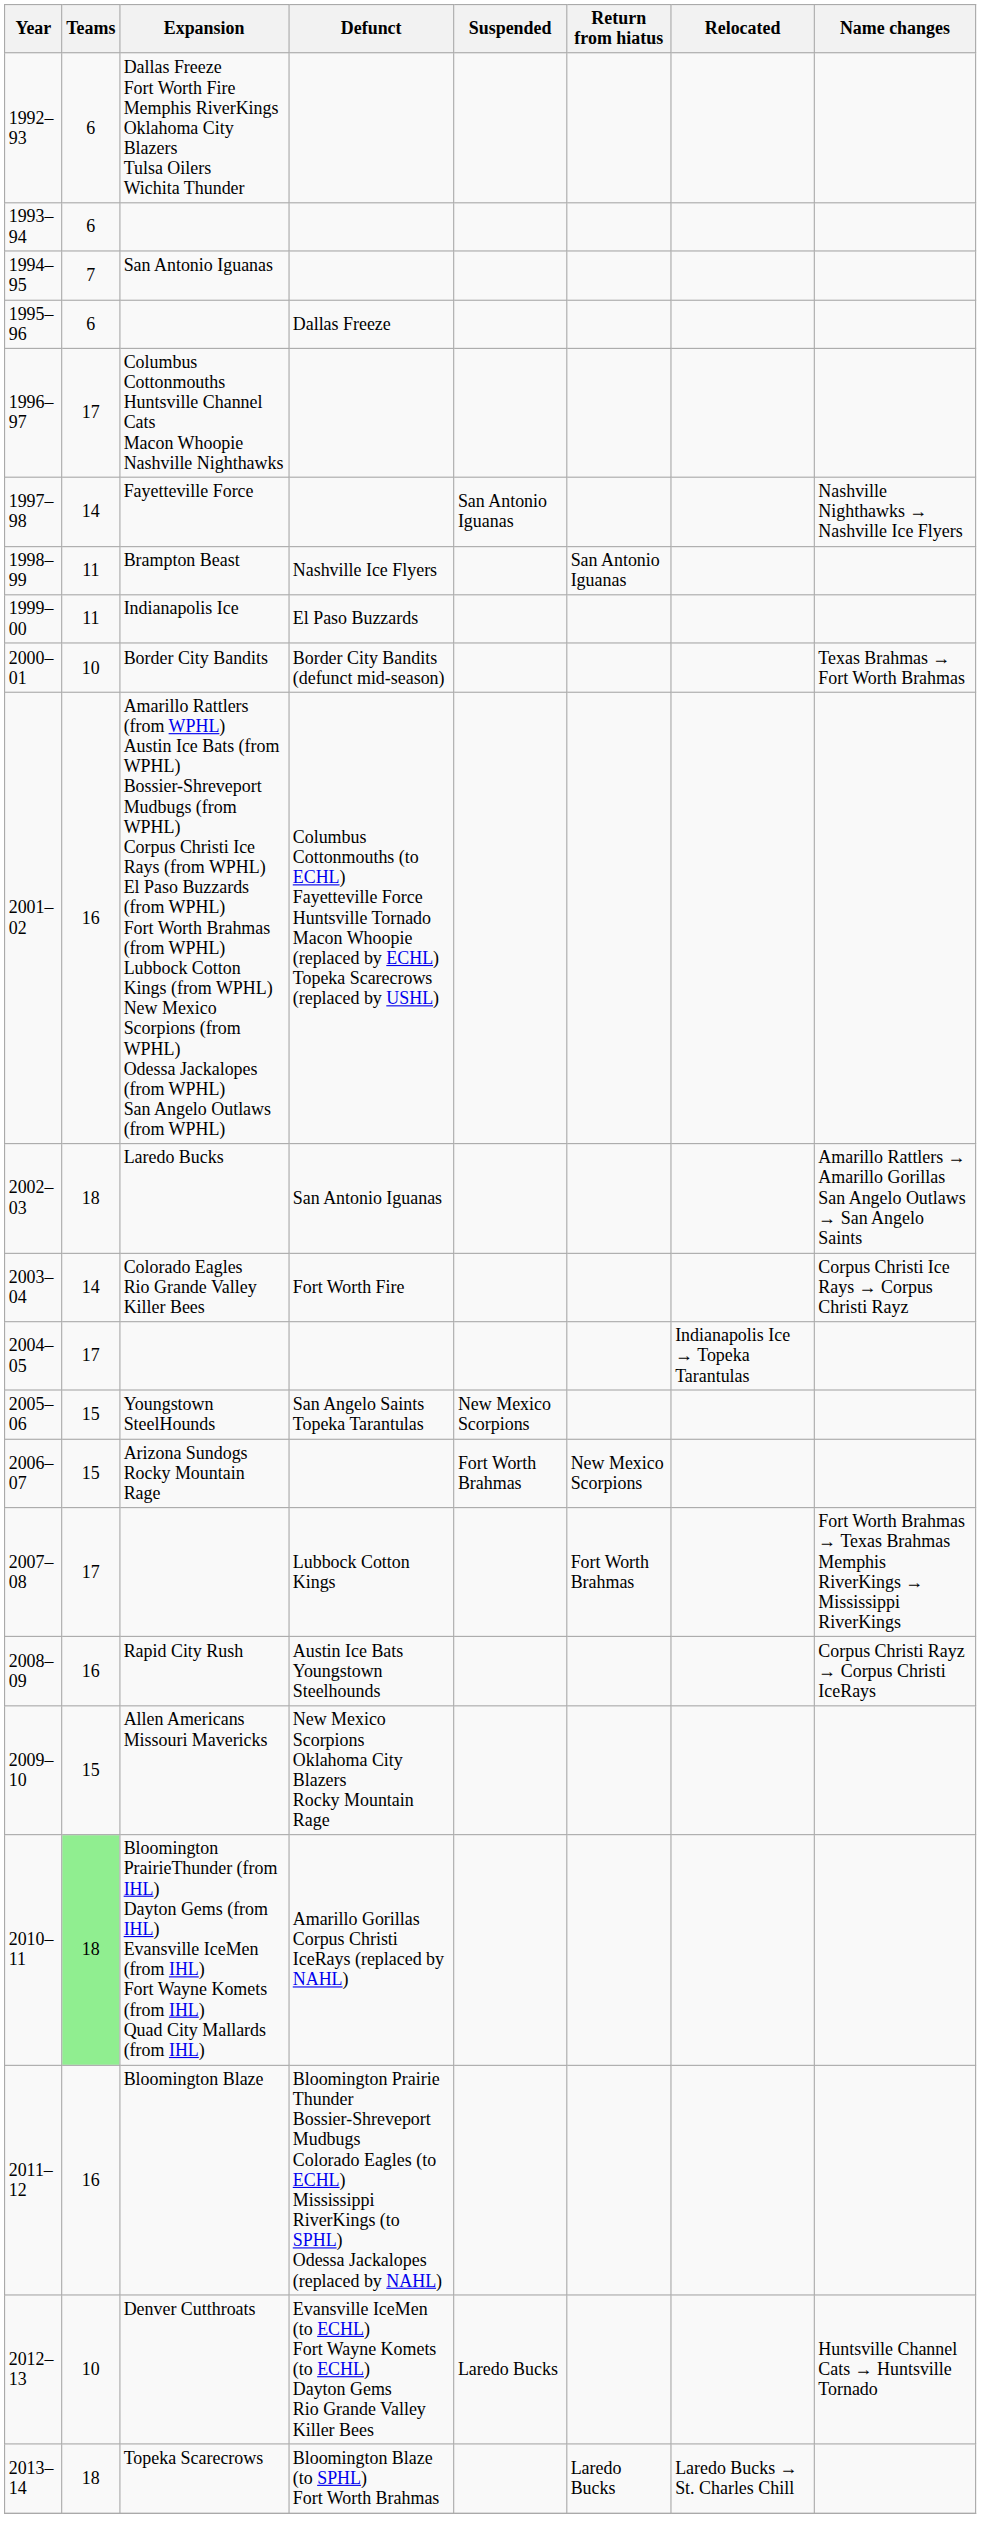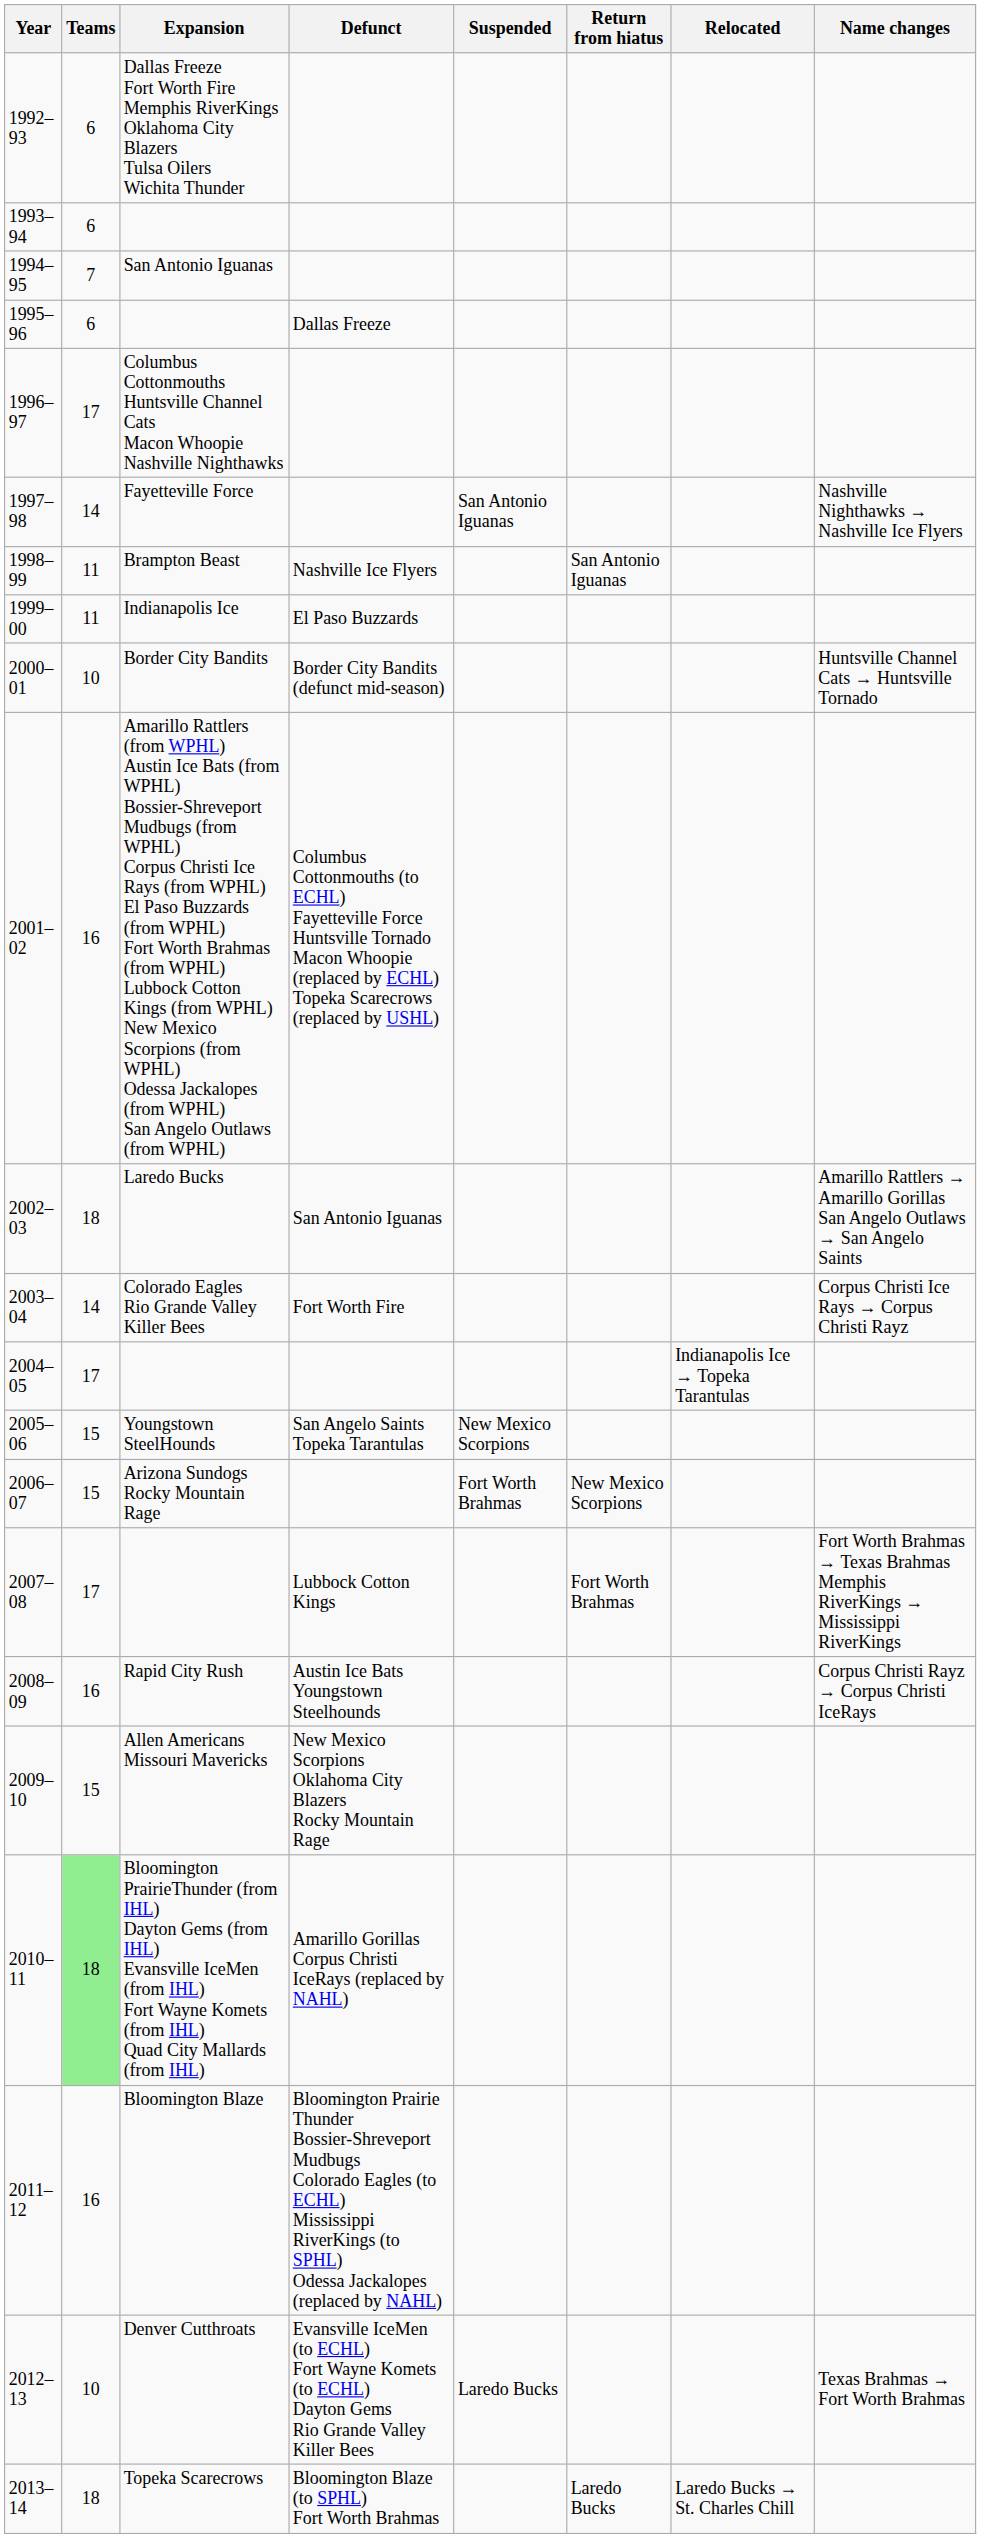(892, 667) Texas Brahmas → Fort Worth Brahmas -> (888, 677) Huntsville Channel Cats → Huntsville Tornado
(888, 2369) Huntsville Channel Cats → Huntsville Tornado -> (892, 2389) Texas Brahmas → Fort Worth Brahmas
